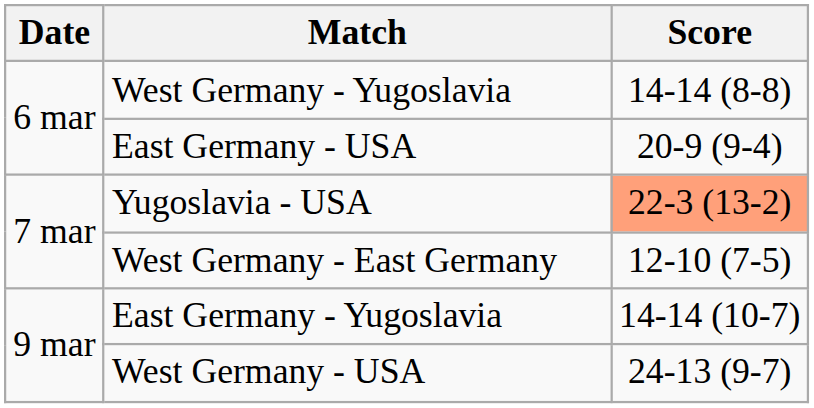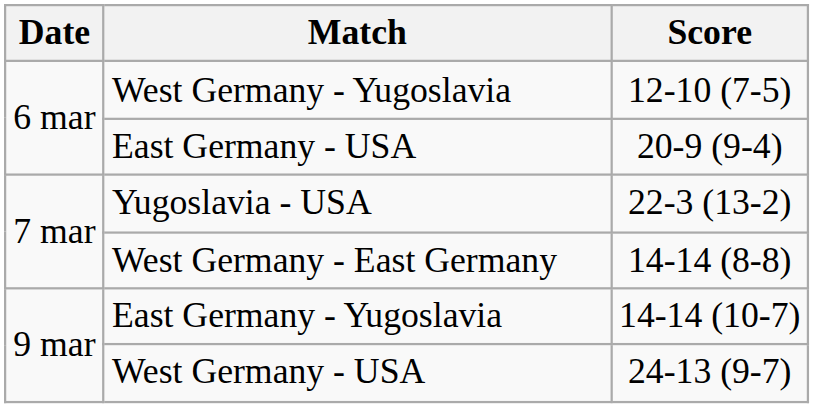(710, 89) 14-14 (8-8) -> (710, 89) 12-10 (7-5)
(710, 202) lightsalmon background -> (710, 202) no background
(710, 259) 12-10 (7-5) -> (710, 259) 14-14 (8-8)
